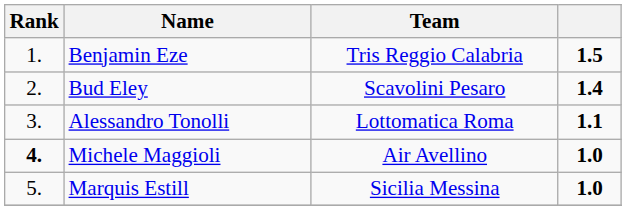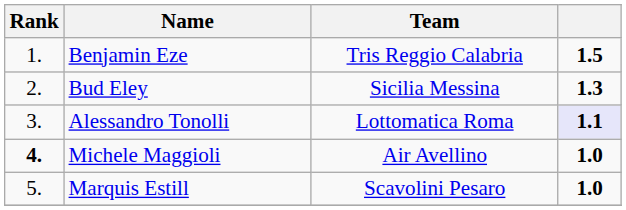(435, 88) Scavolini Pesaro -> (435, 88) Sicilia Messina
(590, 88) 1.4 -> (590, 88) 1.3
(590, 121) no background -> (590, 121) lavender background
(435, 188) Sicilia Messina -> (435, 188) Scavolini Pesaro
